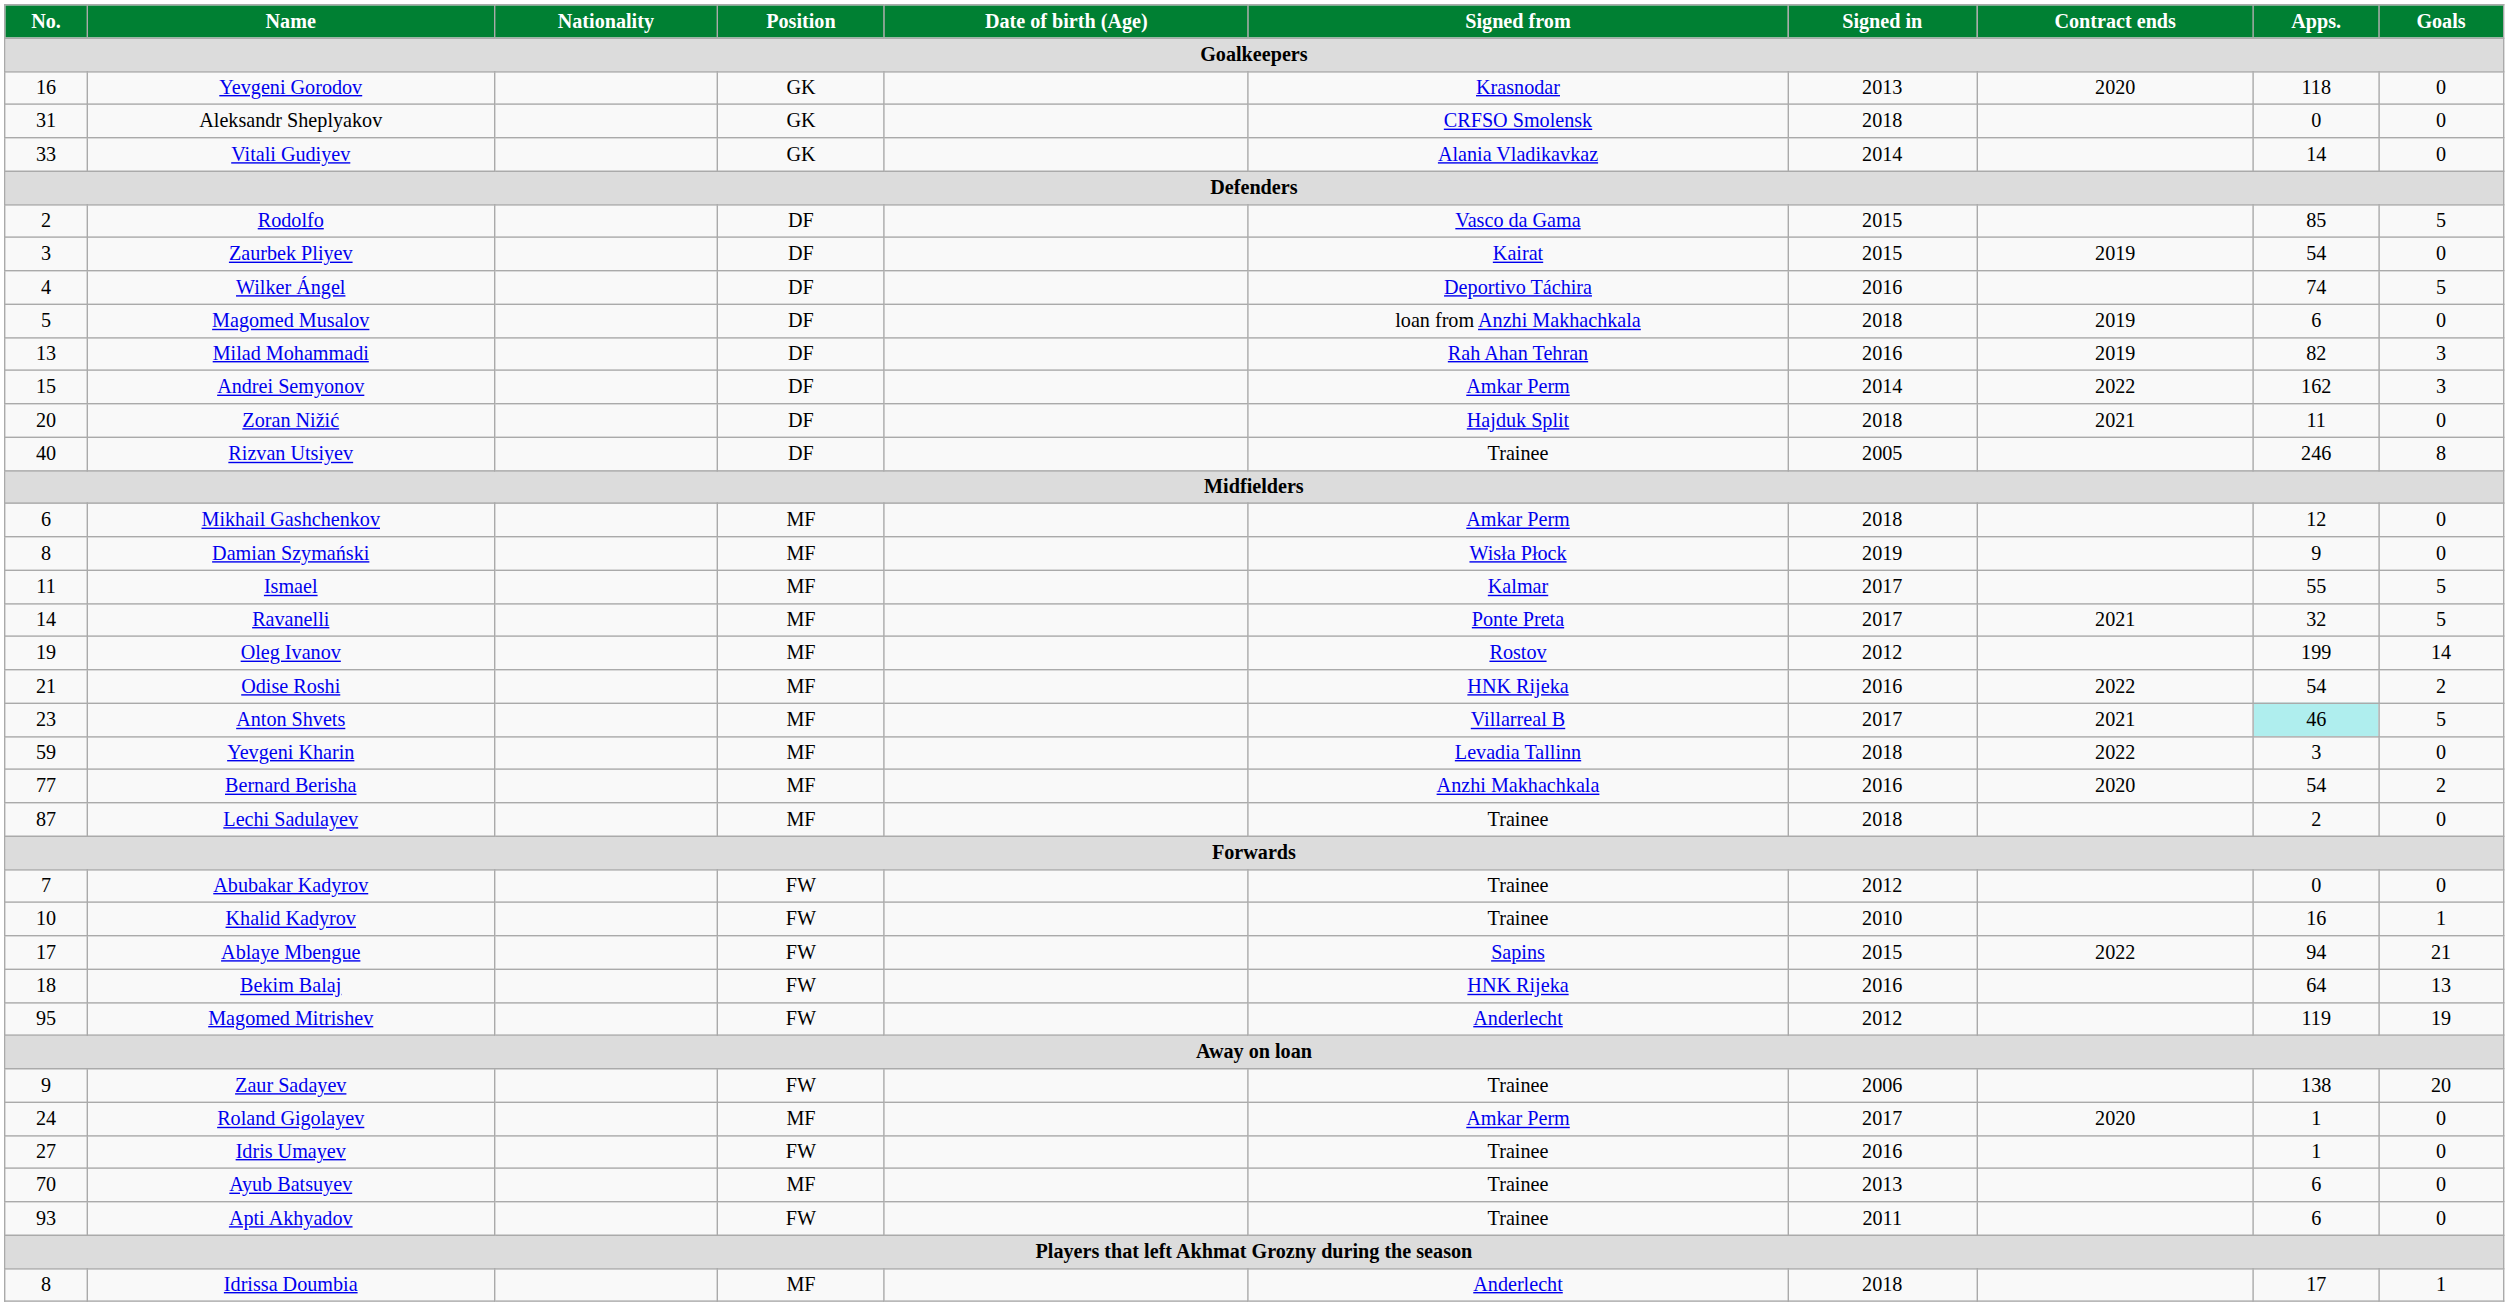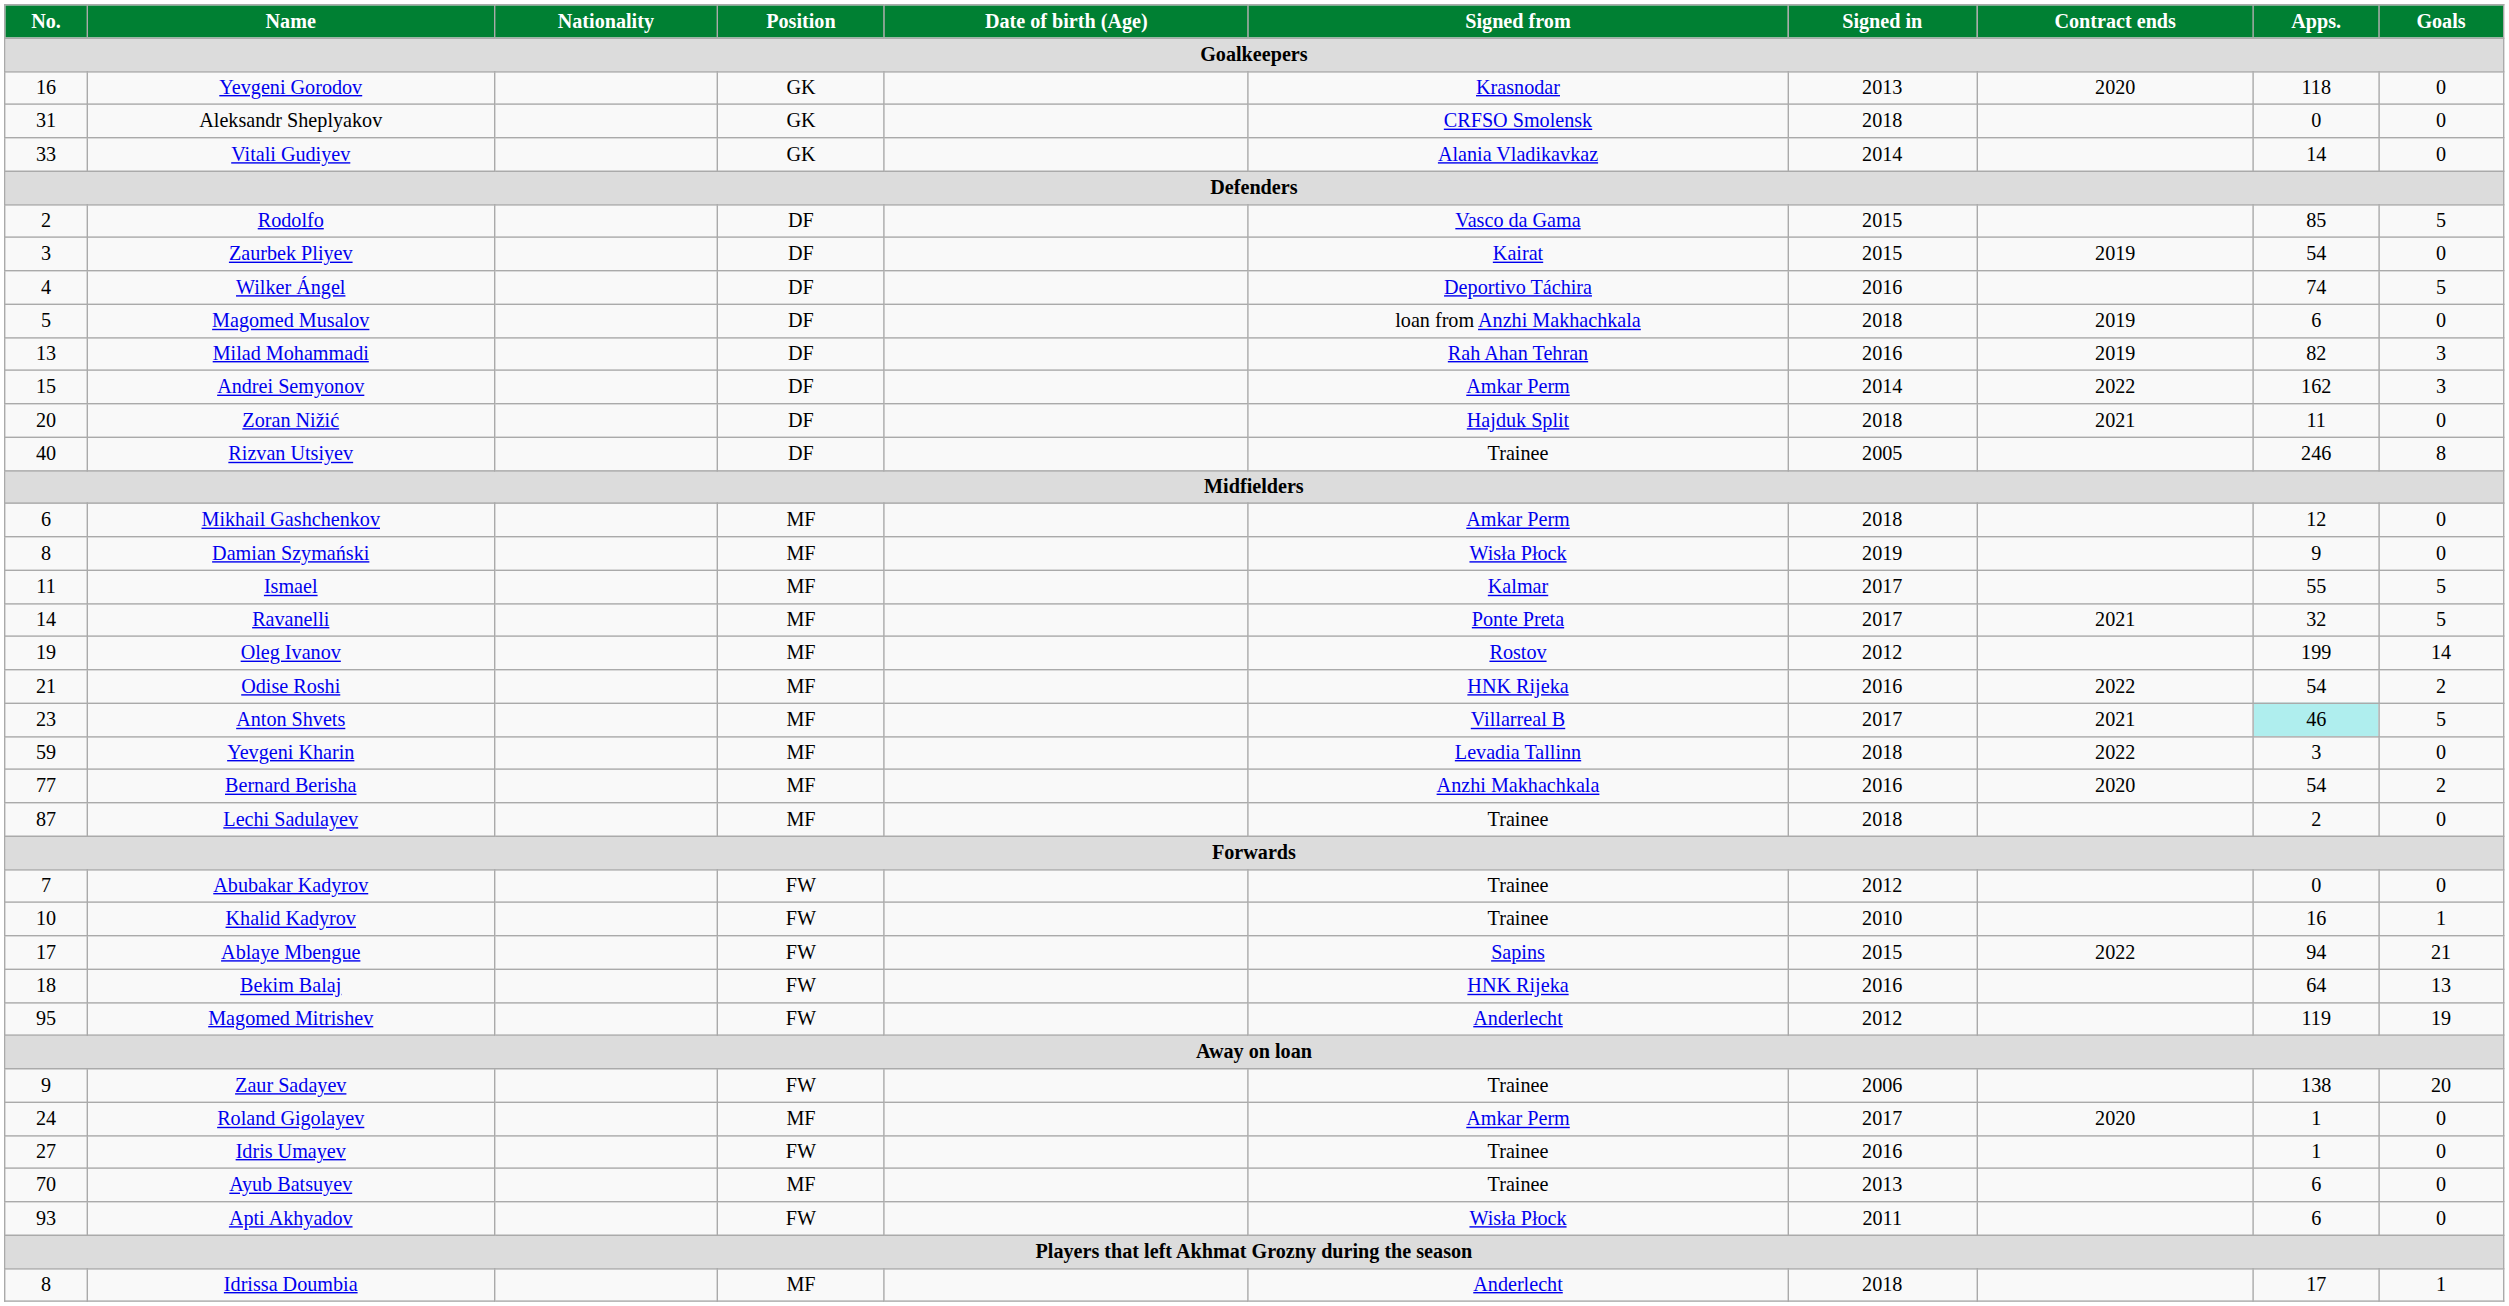(1518, 1218) Trainee -> (1518, 1218) Wisła Płock
